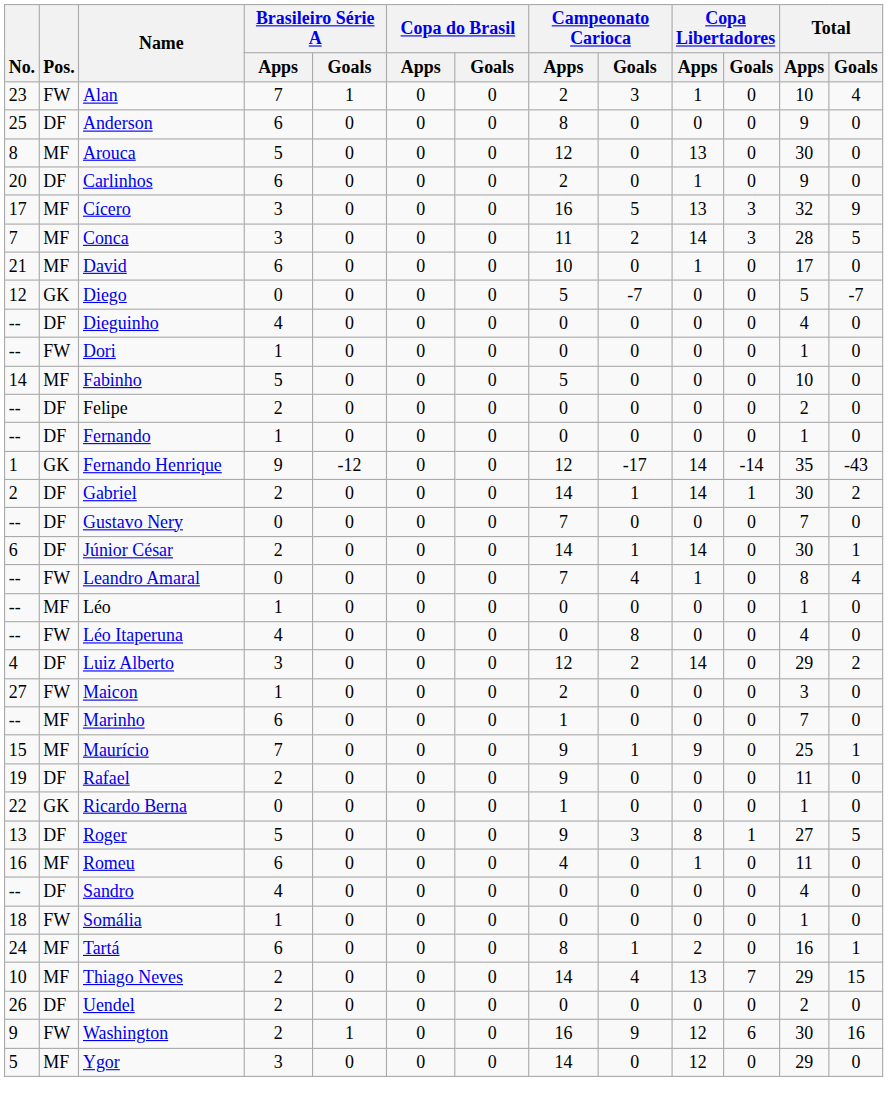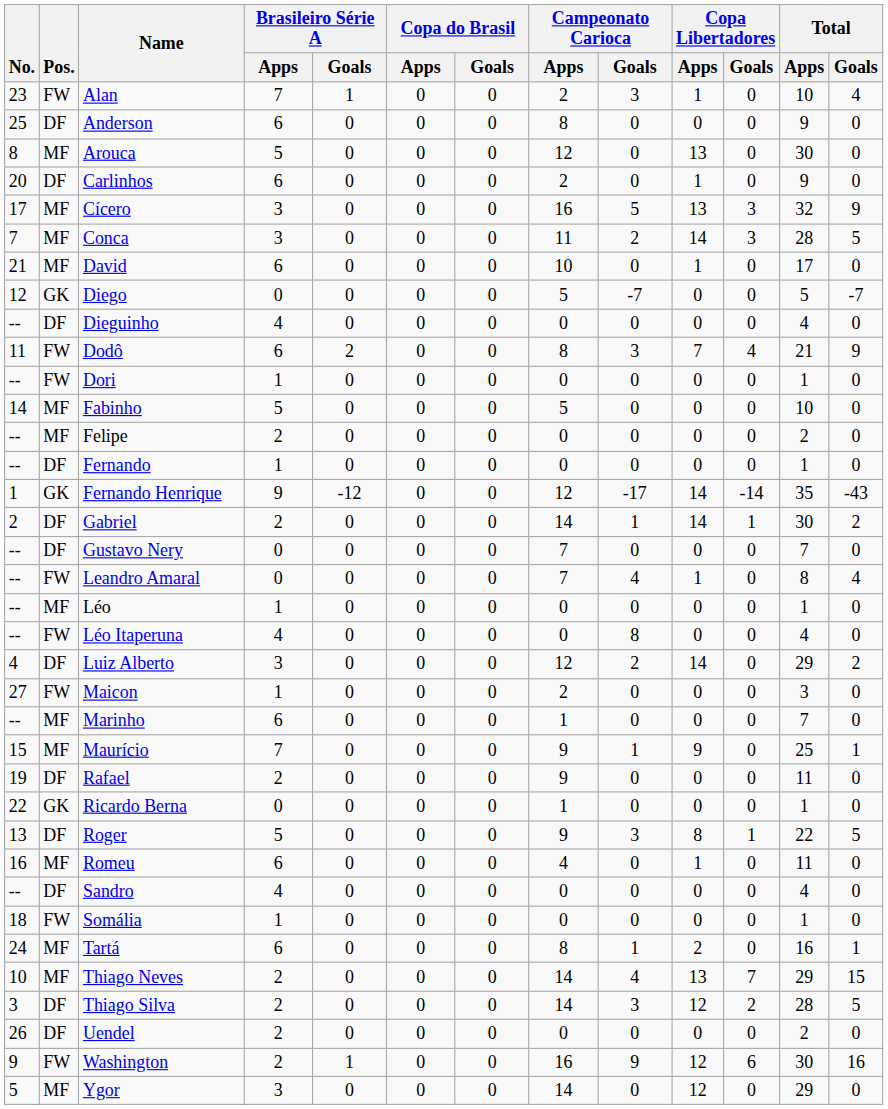+ row: (103, 351)
(55, 408) DF -> (56, 436) MF
- row: (128, 550)
(804, 834) 27 -> (804, 834) 22
+ row: (129, 1005)
